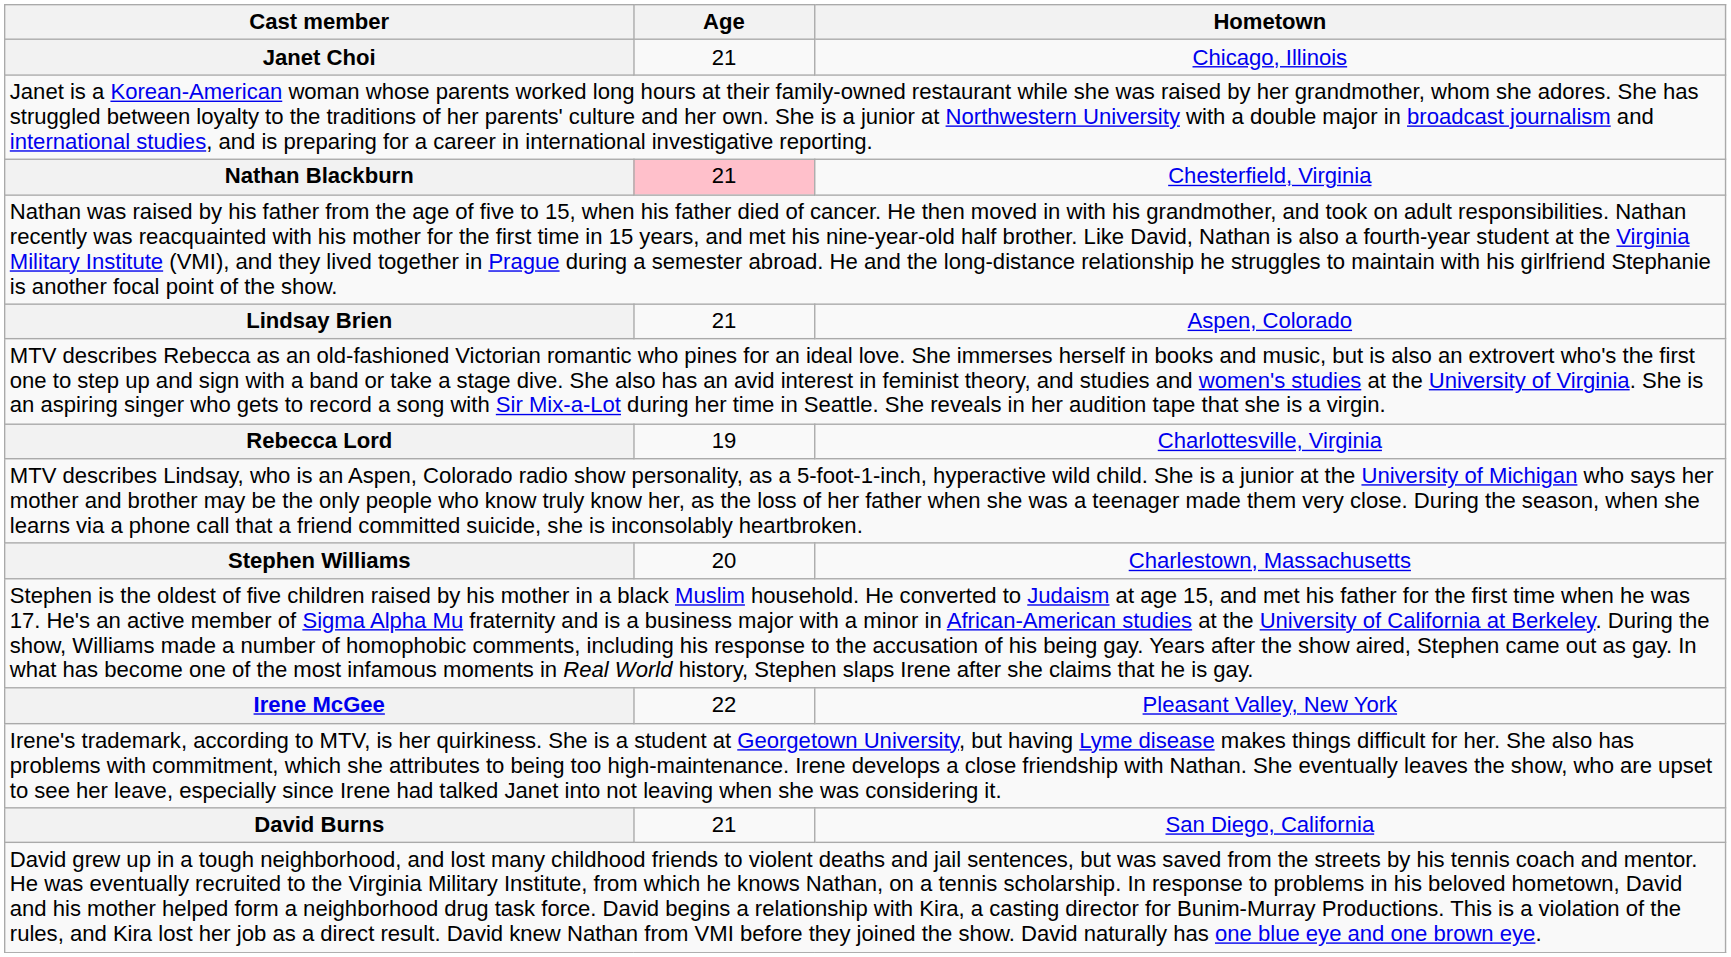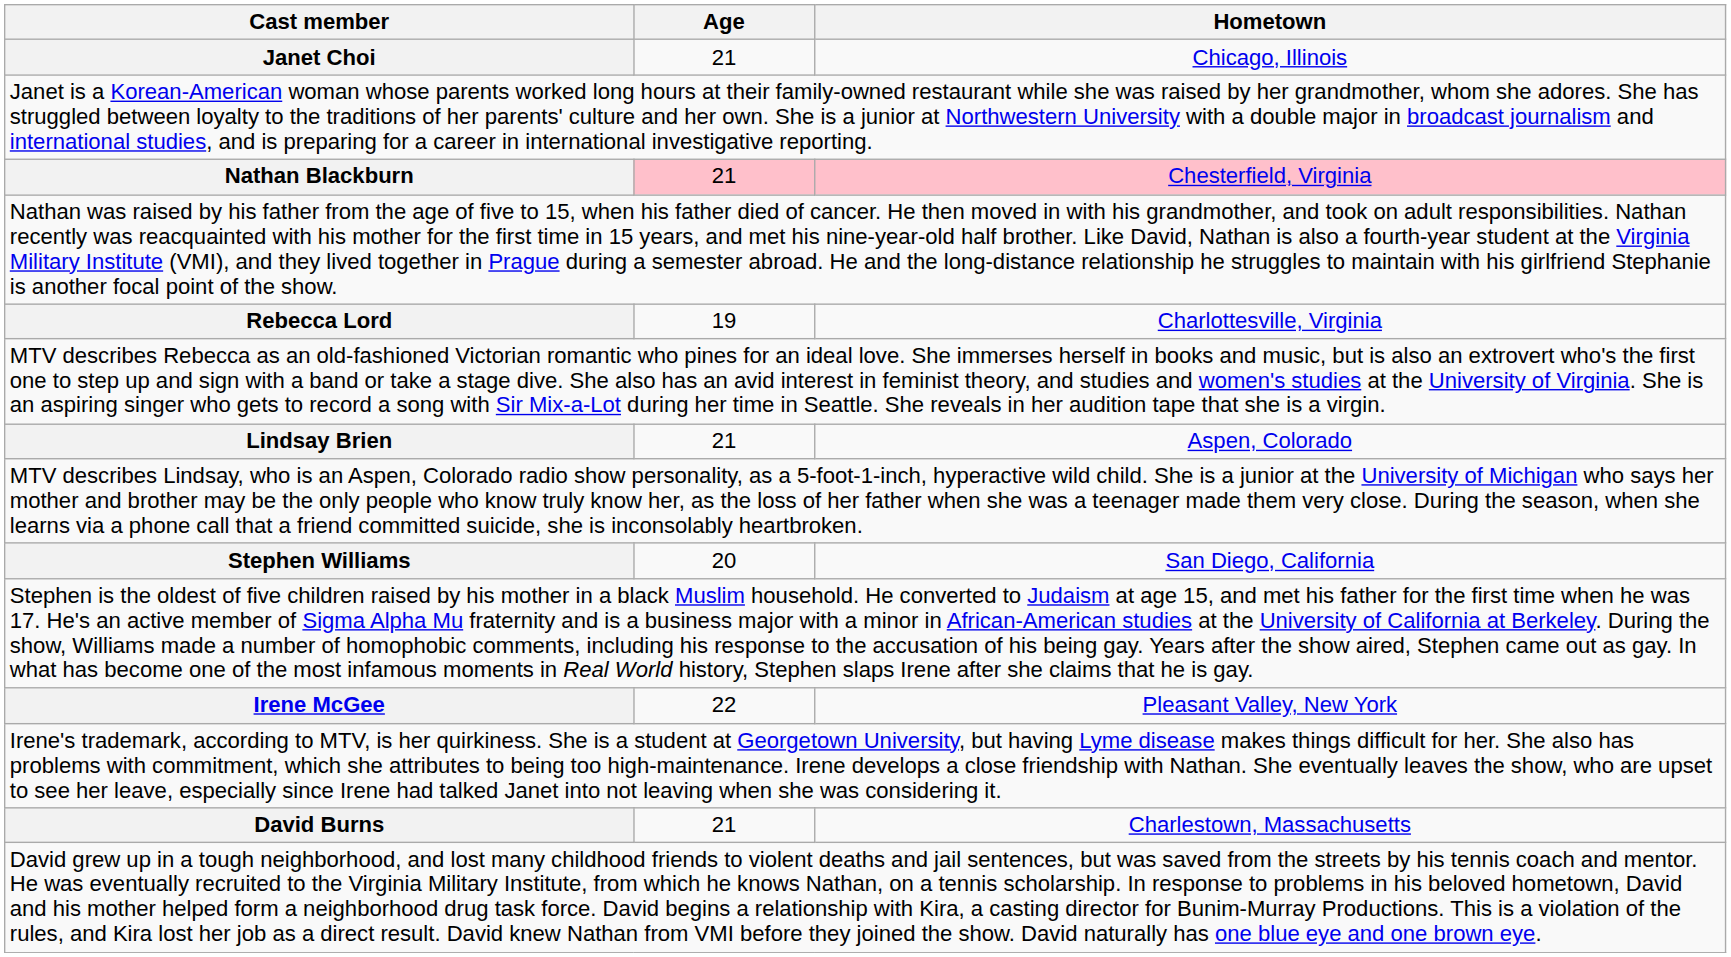(1270, 176) no background -> (1270, 176) pink background
rows swapped: (319, 441) <-> (319, 321)
(1270, 560) Charlestown, Massachusetts -> (1270, 560) San Diego, California
(1270, 824) San Diego, California -> (1270, 824) Charlestown, Massachusetts
